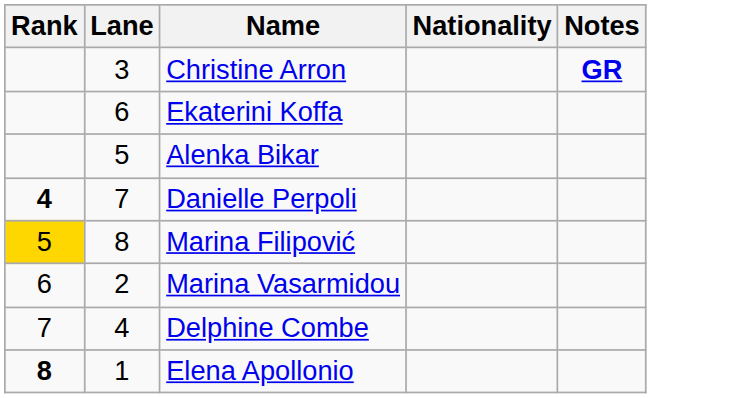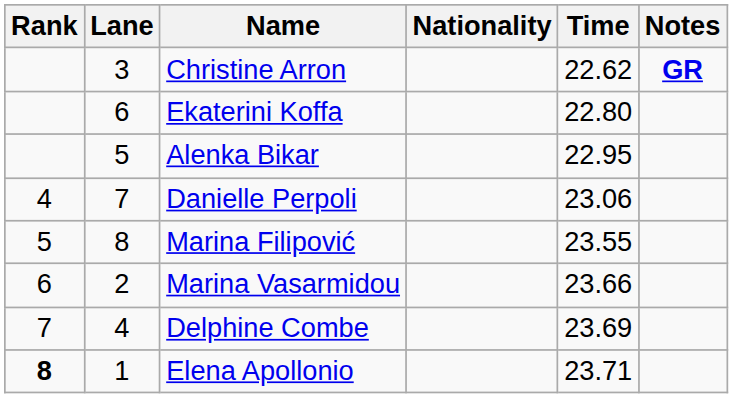+ column: (598, 26)
(44, 198) bold -> (44, 198) normal
(44, 241) gold background -> (44, 241) no background
